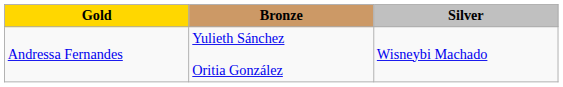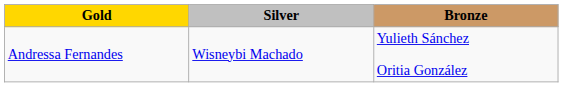columns swapped: (466, 15) <-> (281, 15)
